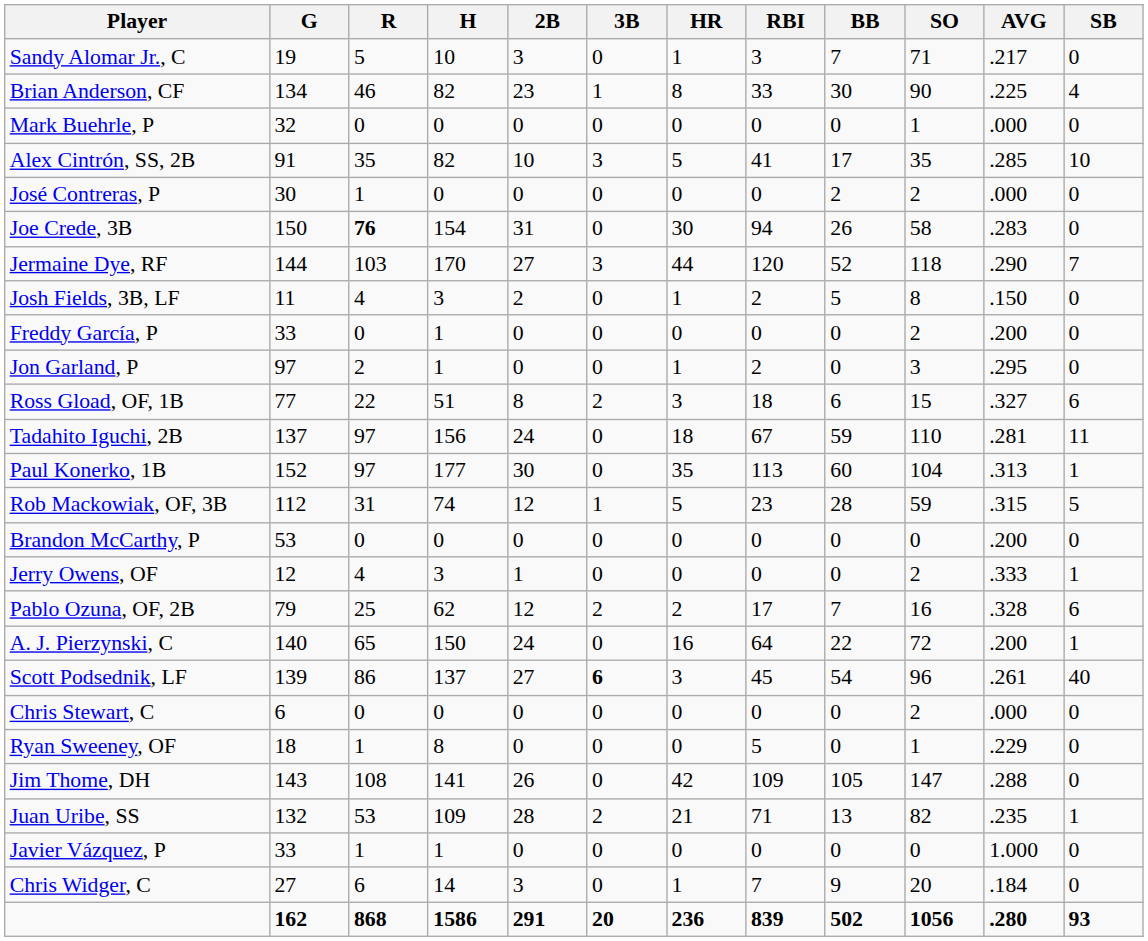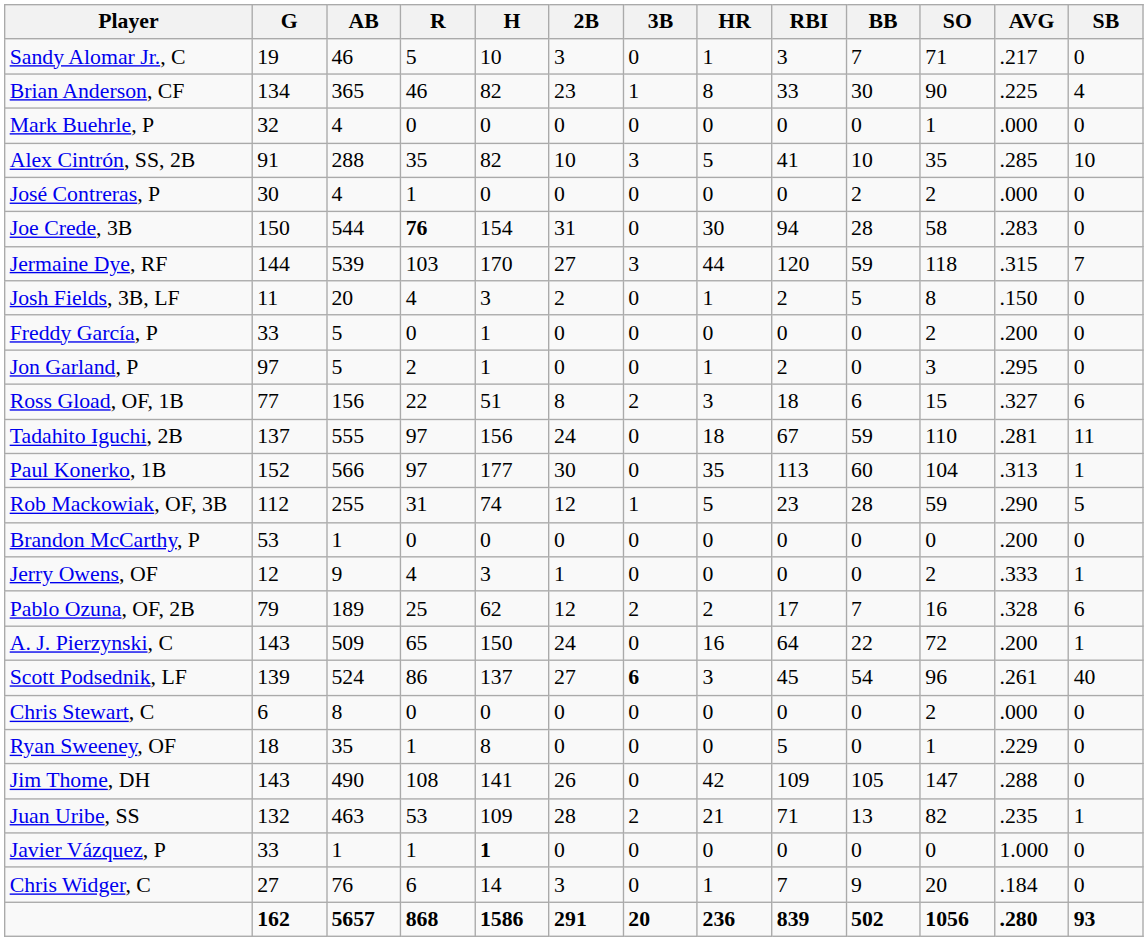+ column: (364, 21)
(841, 159) 17 -> (862, 159) 10
(841, 228) 26 -> (862, 228) 28
(841, 263) 52 -> (862, 263) 59
(1008, 263) .290 -> (1019, 263) .315
(1008, 504) .315 -> (1019, 504) .290
(291, 642) 140 -> (274, 642) 143
(439, 849) normal -> (485, 849) bold
